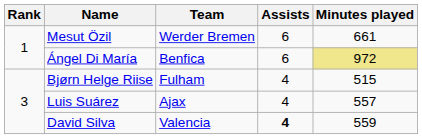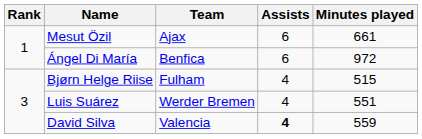(207, 36) Werder Bremen -> (172, 36) Ajax
(365, 58) khaki background -> (365, 58) no background
(172, 101) Ajax -> (207, 101) Werder Bremen
(365, 101) 557 -> (365, 101) 551
